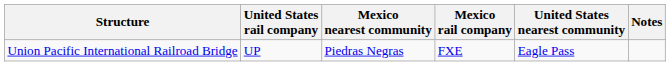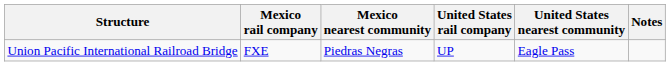columns swapped: (475, 22) <-> (281, 22)
